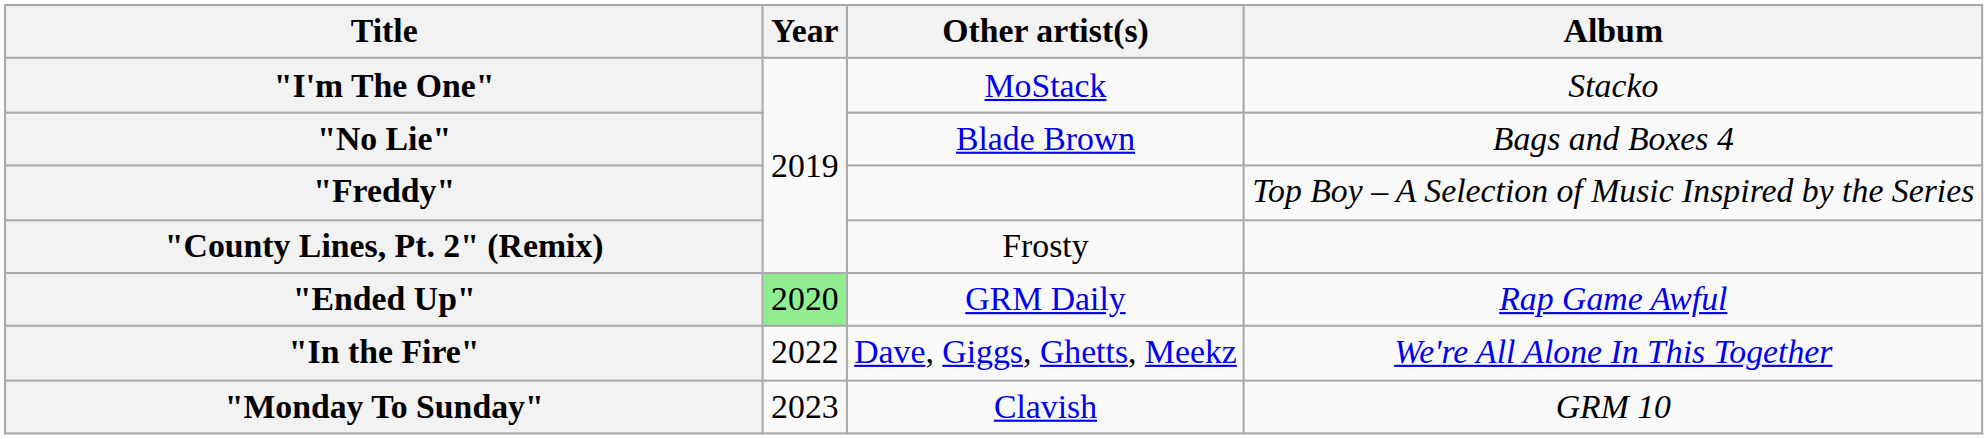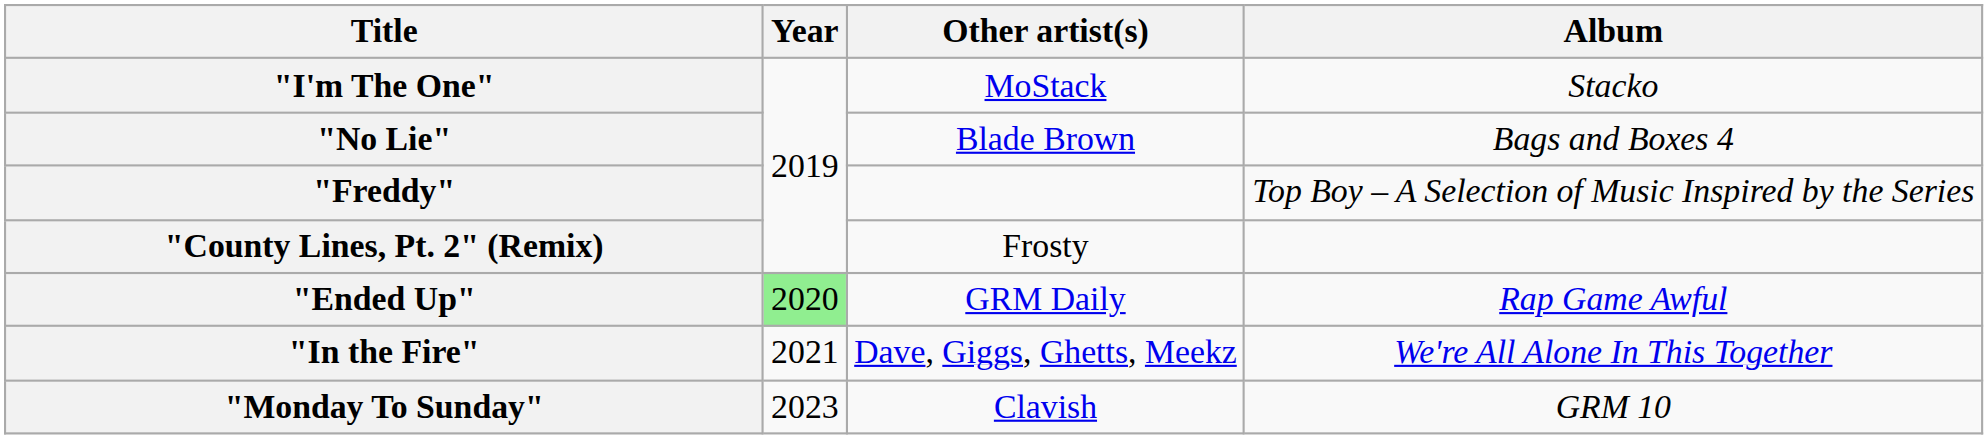(805, 352) 2022 -> (805, 352) 2021
